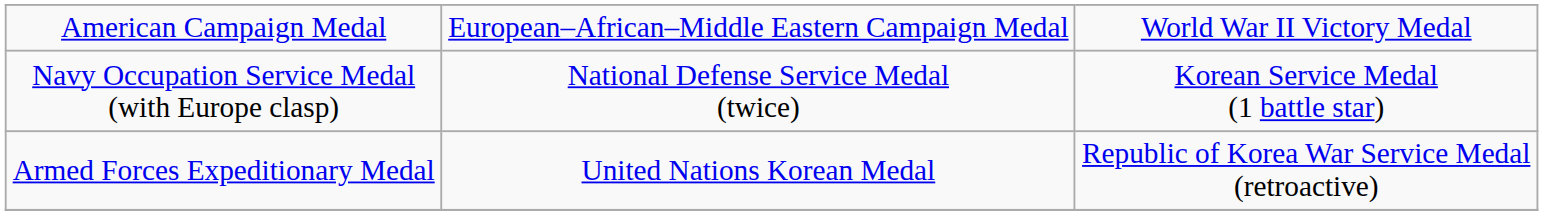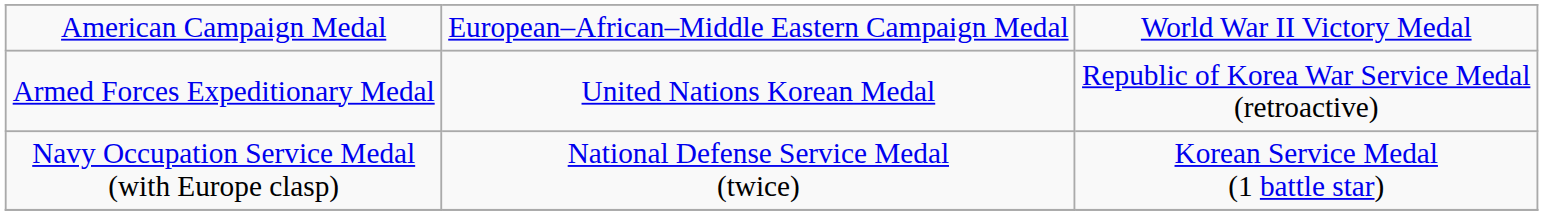rows swapped: (224, 90) <-> (224, 170)
